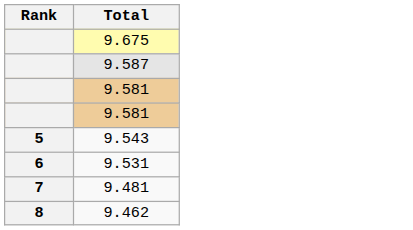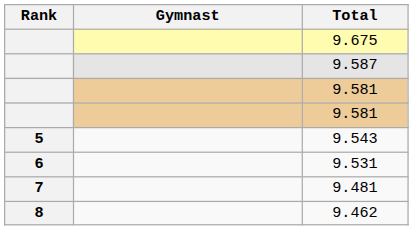+ column: (188, 17)
